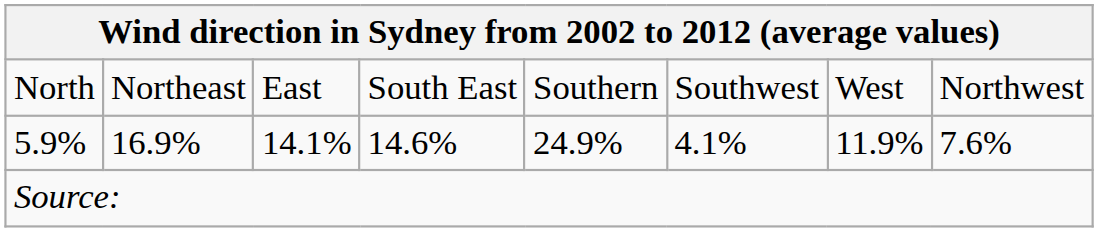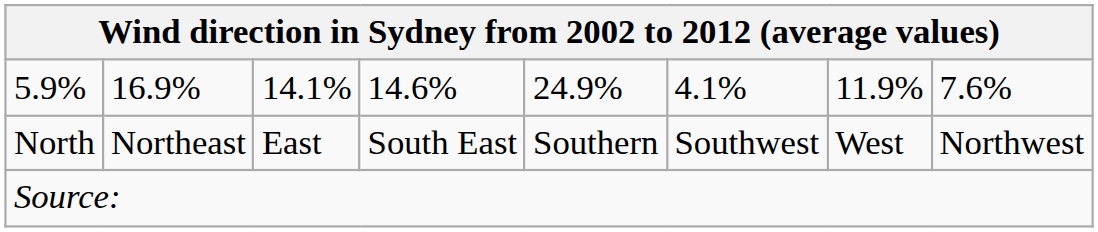rows swapped: (54, 87) <-> (50, 142)
